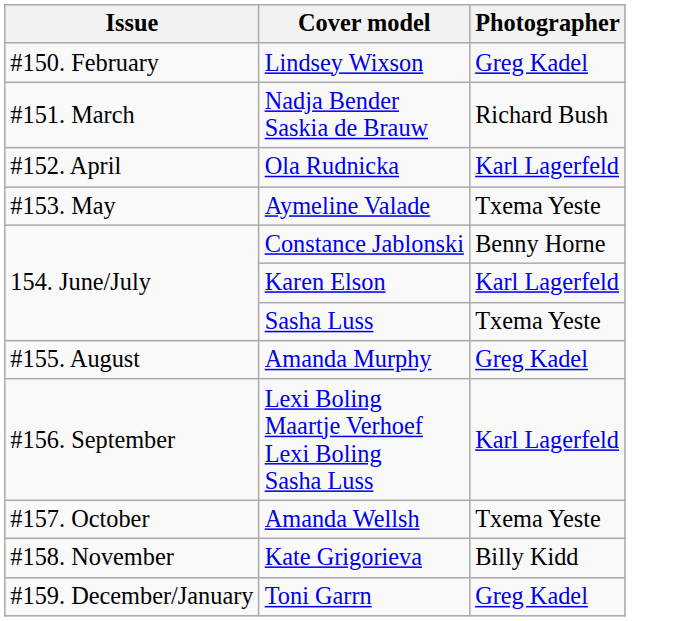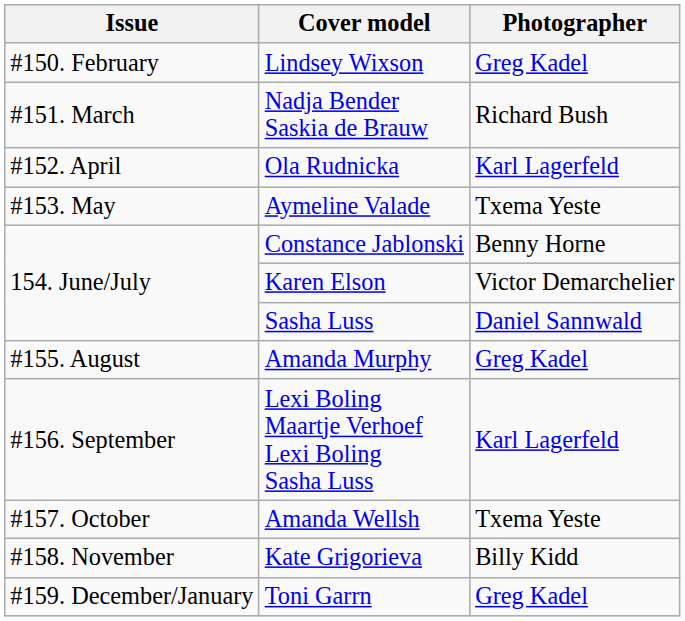(547, 282) Karl Lagerfeld -> (575, 282) Victor Demarchelier
(538, 321) Txema Yeste -> (559, 321) Daniel Sannwald
